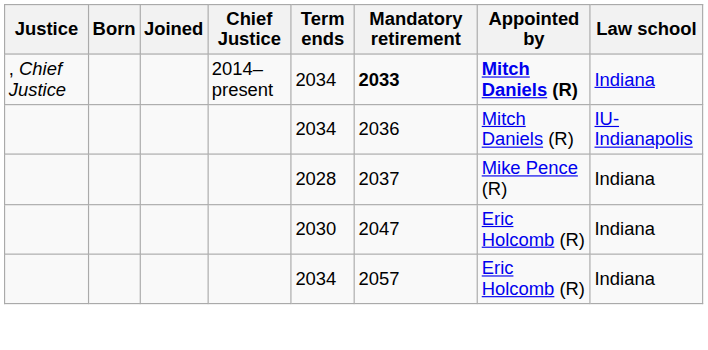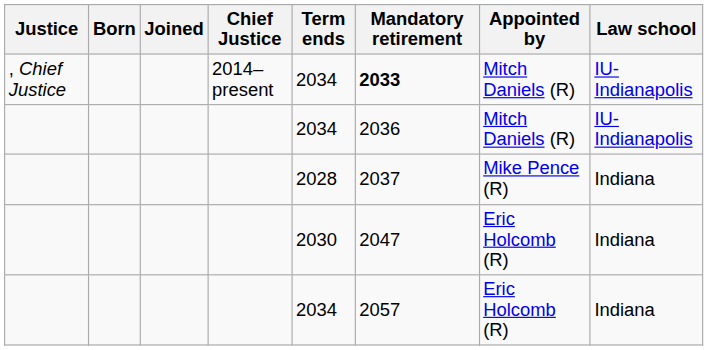(530, 79) bold -> (529, 79) normal
(625, 79) Indiana -> (643, 79) IU-Indianapolis
